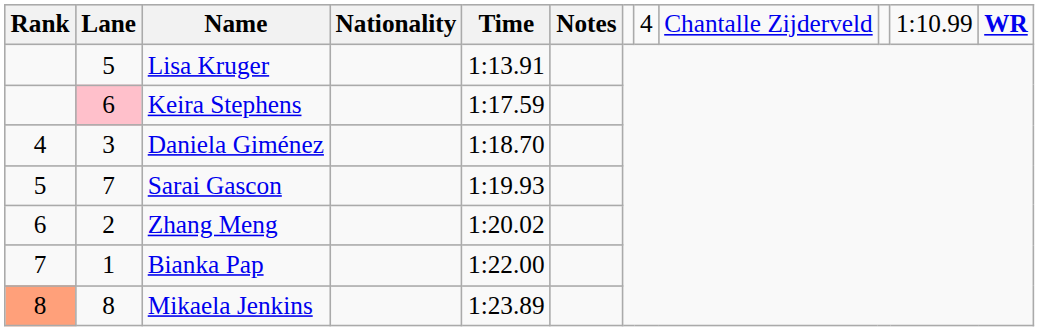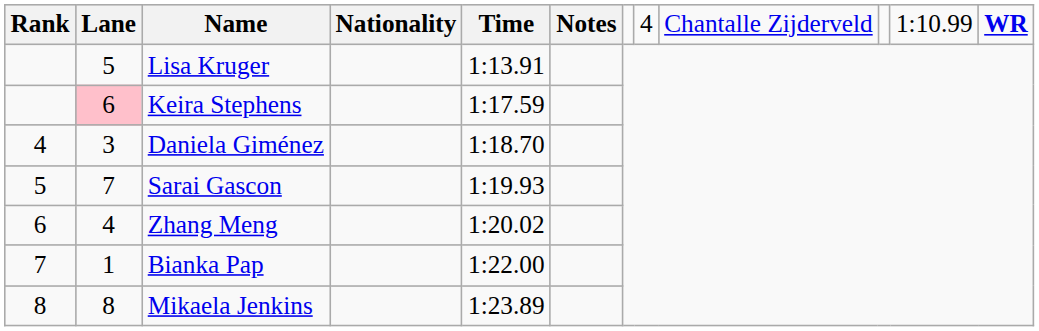(109, 225) 2 -> (109, 225) 4
(40, 305) lightsalmon background -> (40, 305) no background
